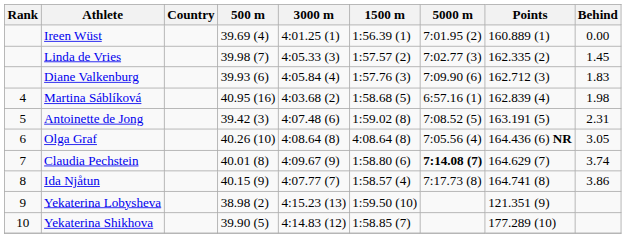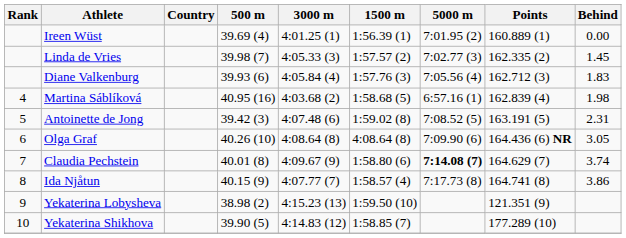(452, 77) 7:09.90 (6) -> (452, 77) 7:05.56 (4)
(452, 139) 7:05.56 (4) -> (452, 139) 7:09.90 (6)
